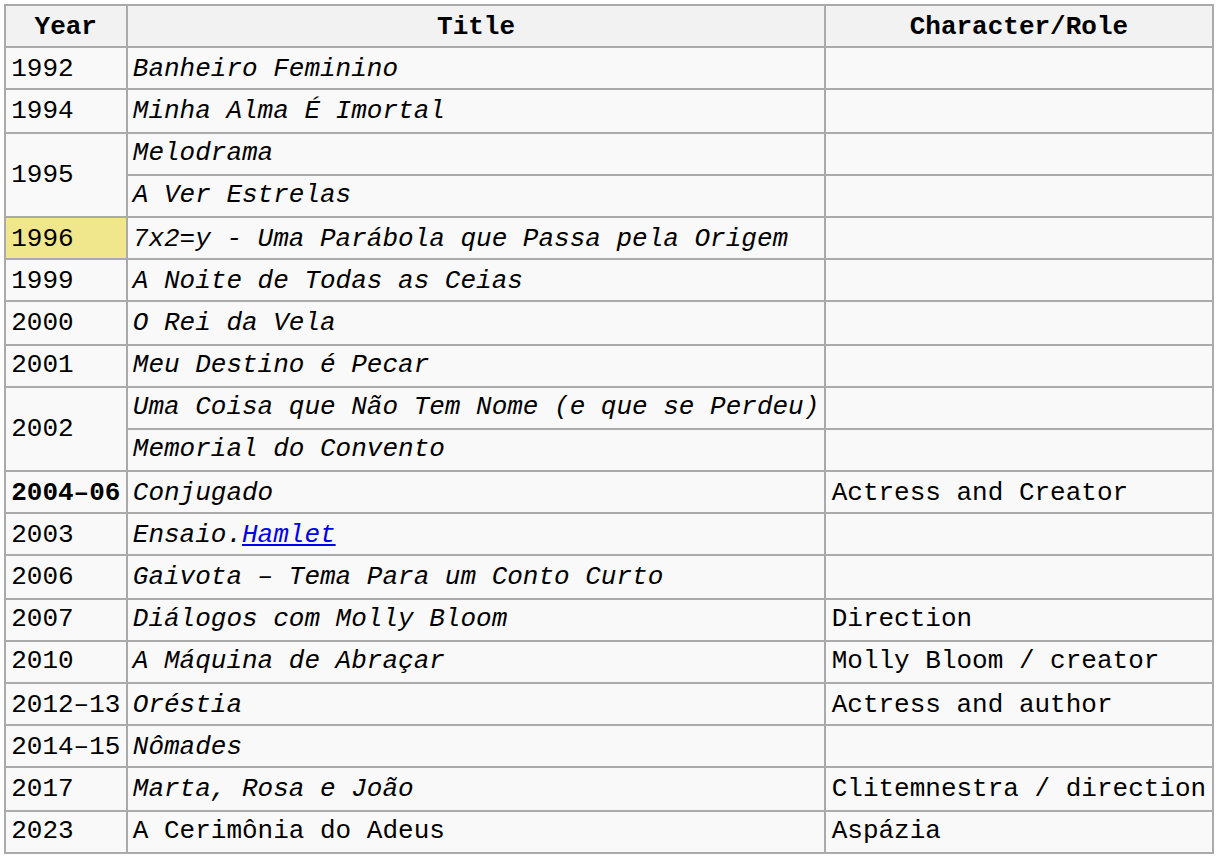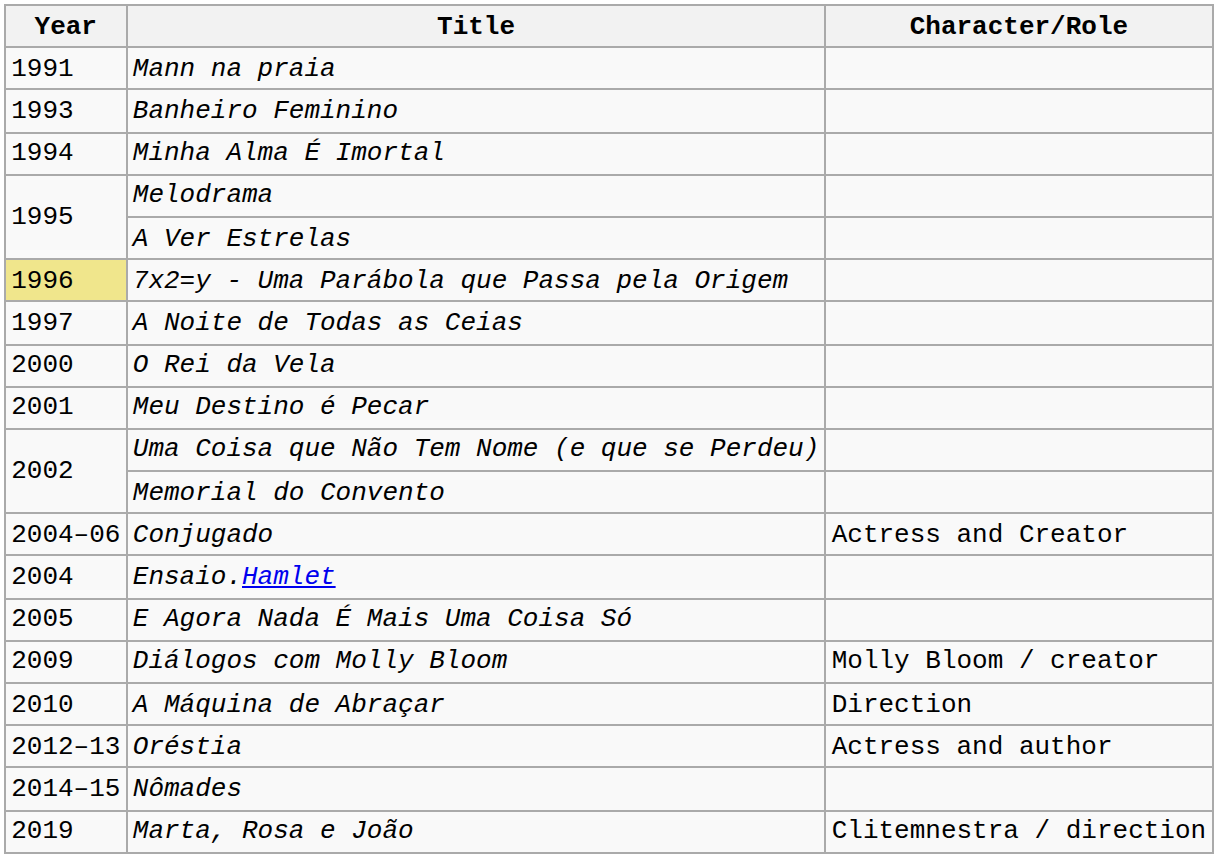+ row: (234, 69)
(42, 69) 1992 -> (42, 111) 1993
(42, 280) 1999 -> (42, 323) 1997
(66, 492) bold -> (66, 535) normal
(42, 535) 2003 -> (42, 577) 2004
+ row: (382, 619)
- row: (398, 577)
(42, 619) 2007 -> (42, 662) 2009
(902, 619) Direction -> (996, 662) Molly Bloom / creator
(996, 662) Molly Bloom / creator -> (902, 704) Direction
(42, 789) 2017 -> (42, 831) 2019
- row: (289, 831)
